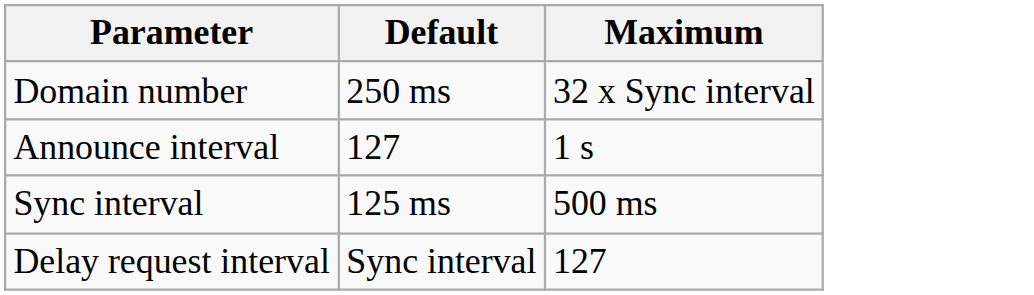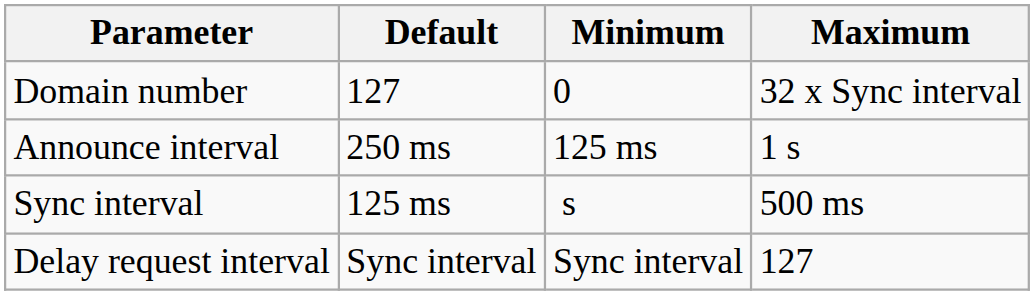+ column: (648, 32)
(399, 89) 250 ms -> (373, 89) 127
(373, 146) 127 -> (399, 146) 250 ms
